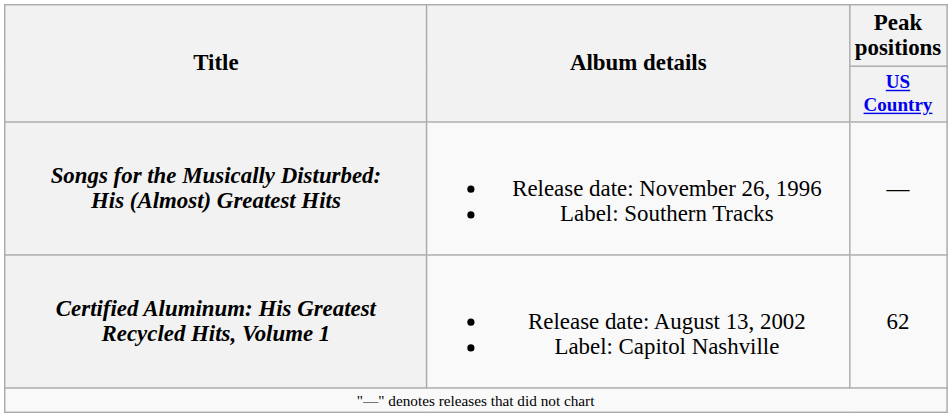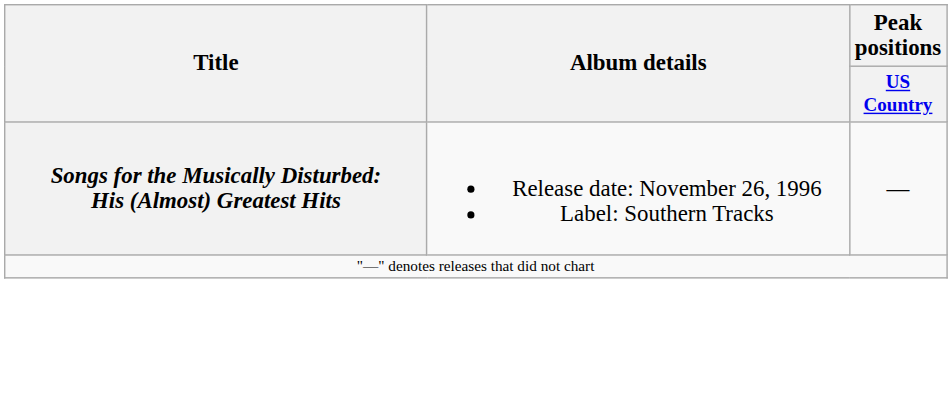- row: (216, 321)
